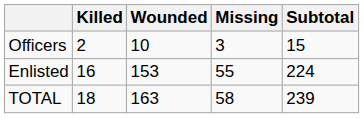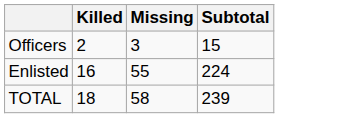- column: (169, 17)
